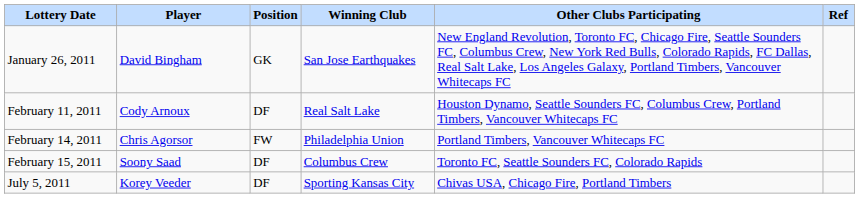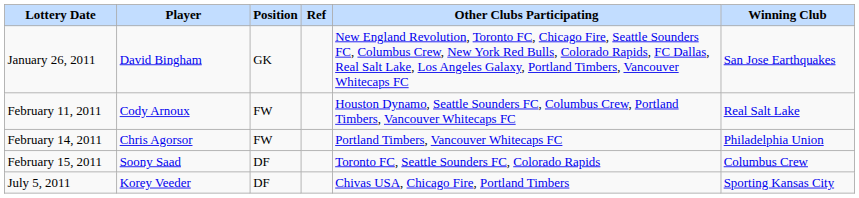columns swapped: (367, 15) <-> (838, 15)
(261, 111) DF -> (263, 111) FW
